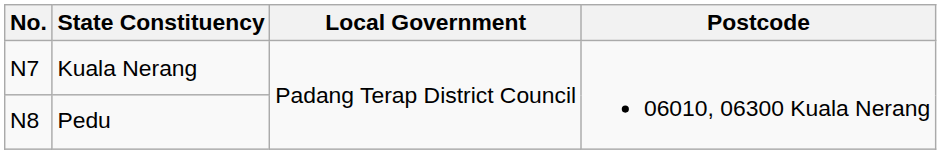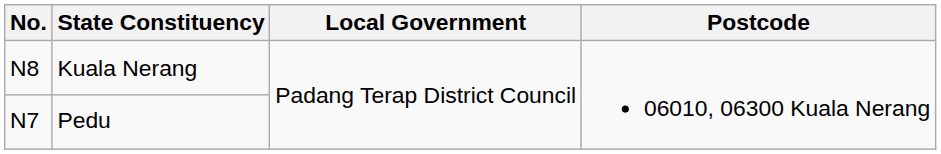(25, 67) N7 -> (25, 67) N8
(25, 121) N8 -> (25, 121) N7
